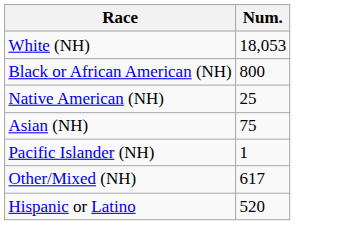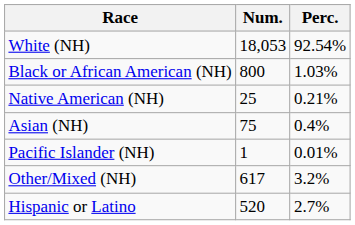+ column: (320, 17)
